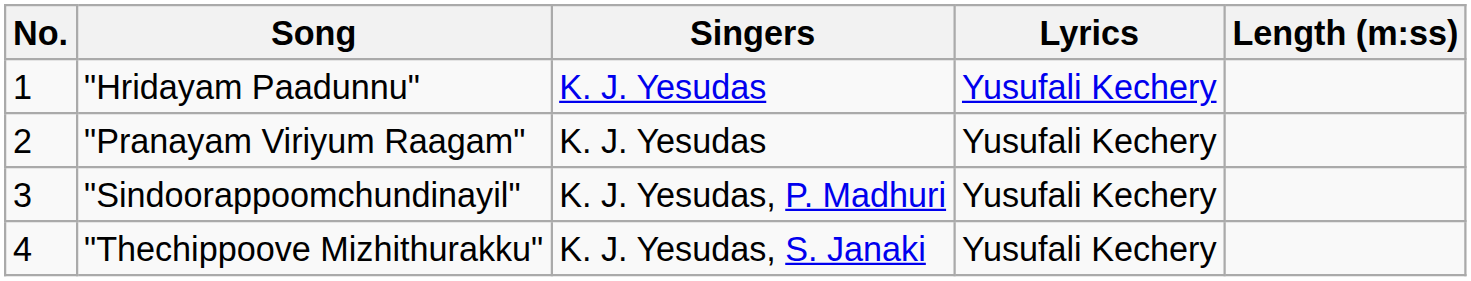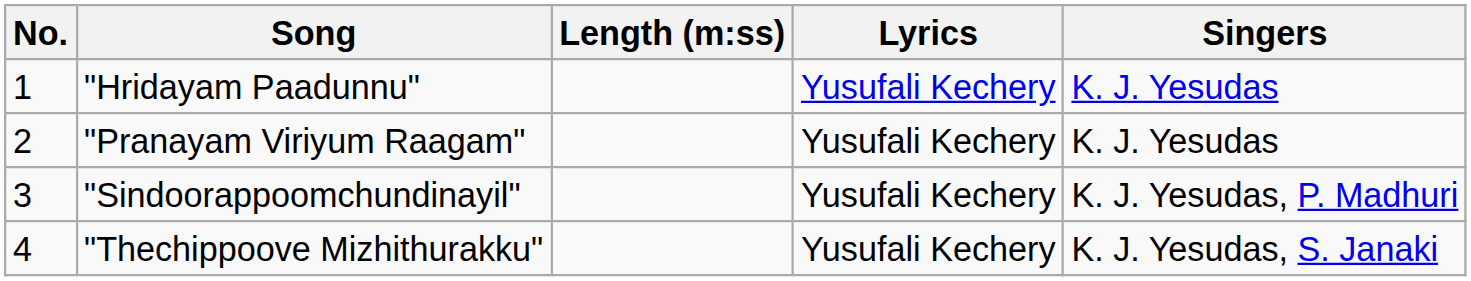columns swapped: (753, 32) <-> (1345, 32)
